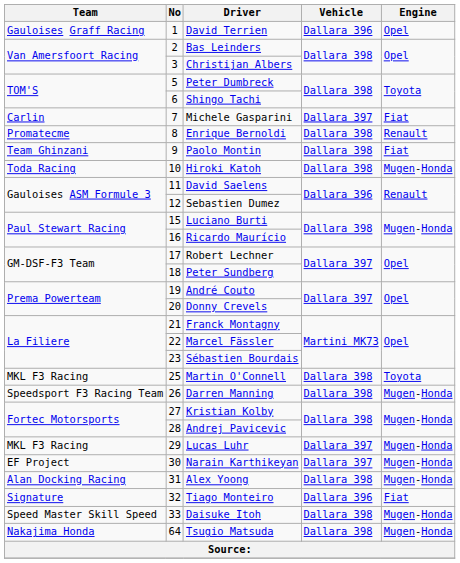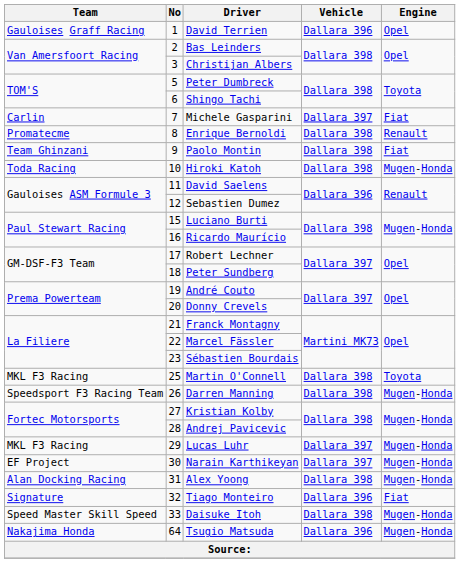(338, 532) Dallara 398 -> (338, 532) Dallara 396
